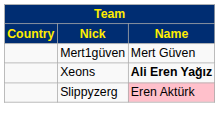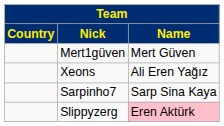(171, 72) bold -> (169, 72) normal
+ row: (88, 92)
